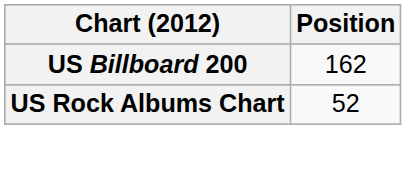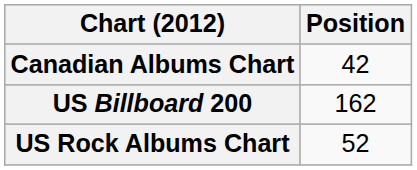+ row: (152, 64)
